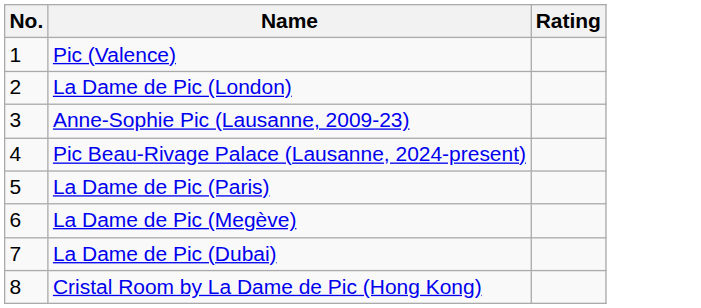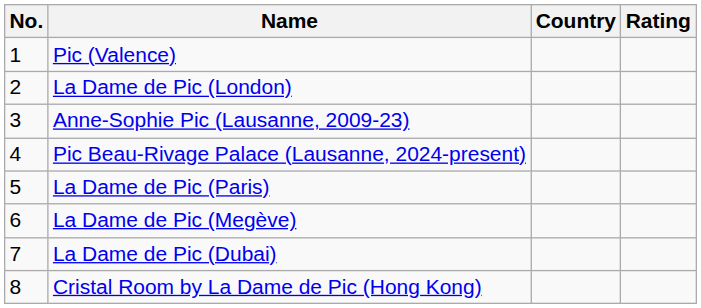+ column: (576, 21)
